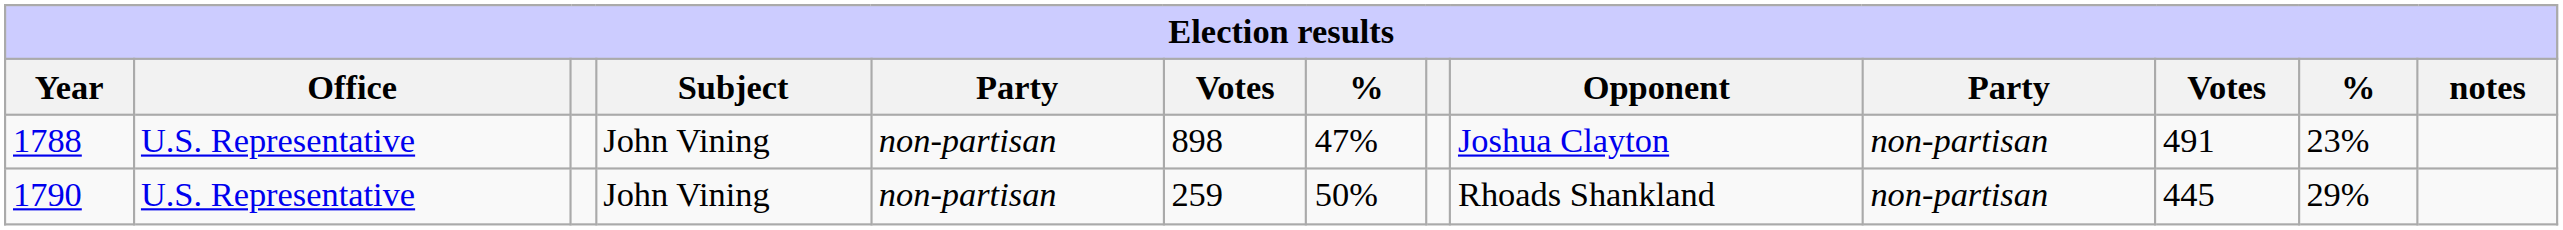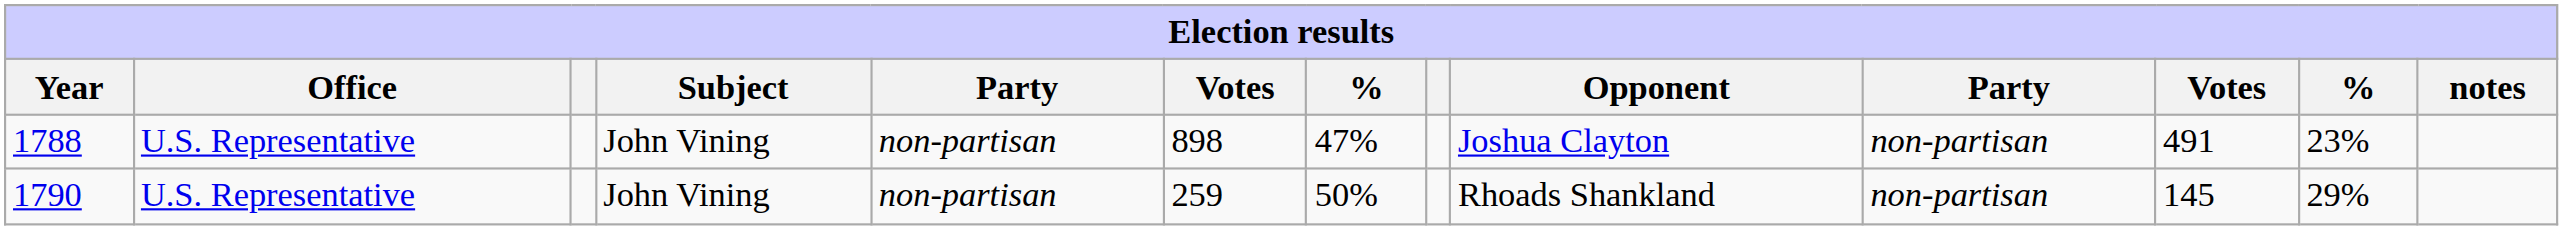(2189, 195) 445 -> (2189, 195) 145
